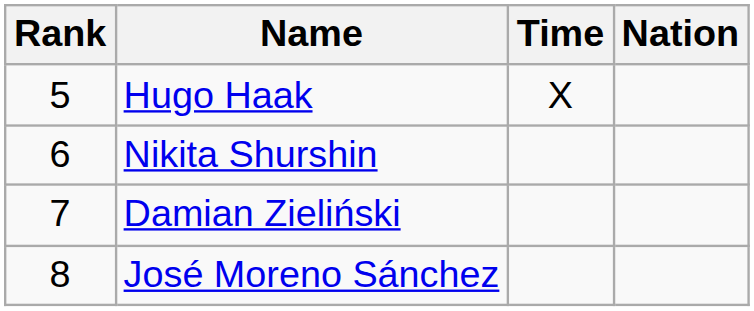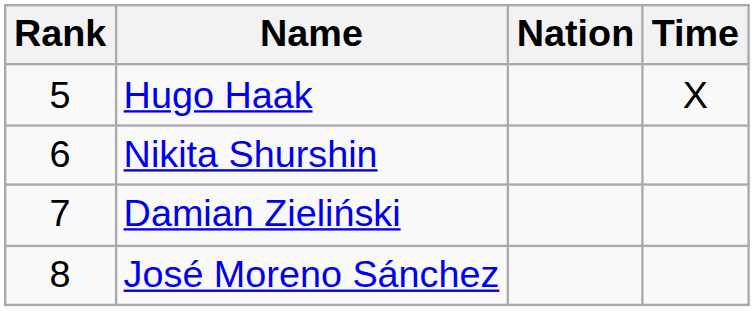columns swapped: (680, 34) <-> (560, 34)
